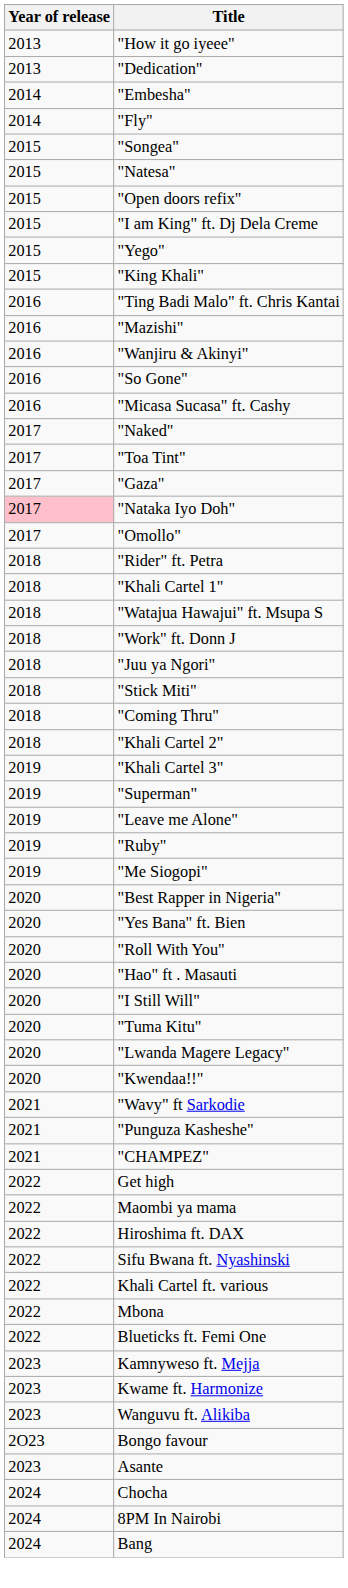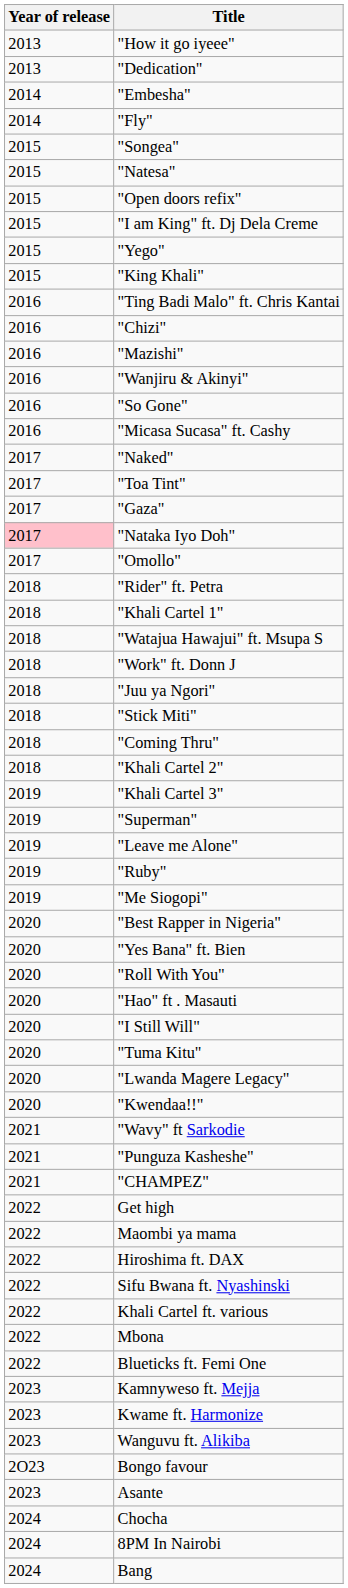+ row: (142, 328)
